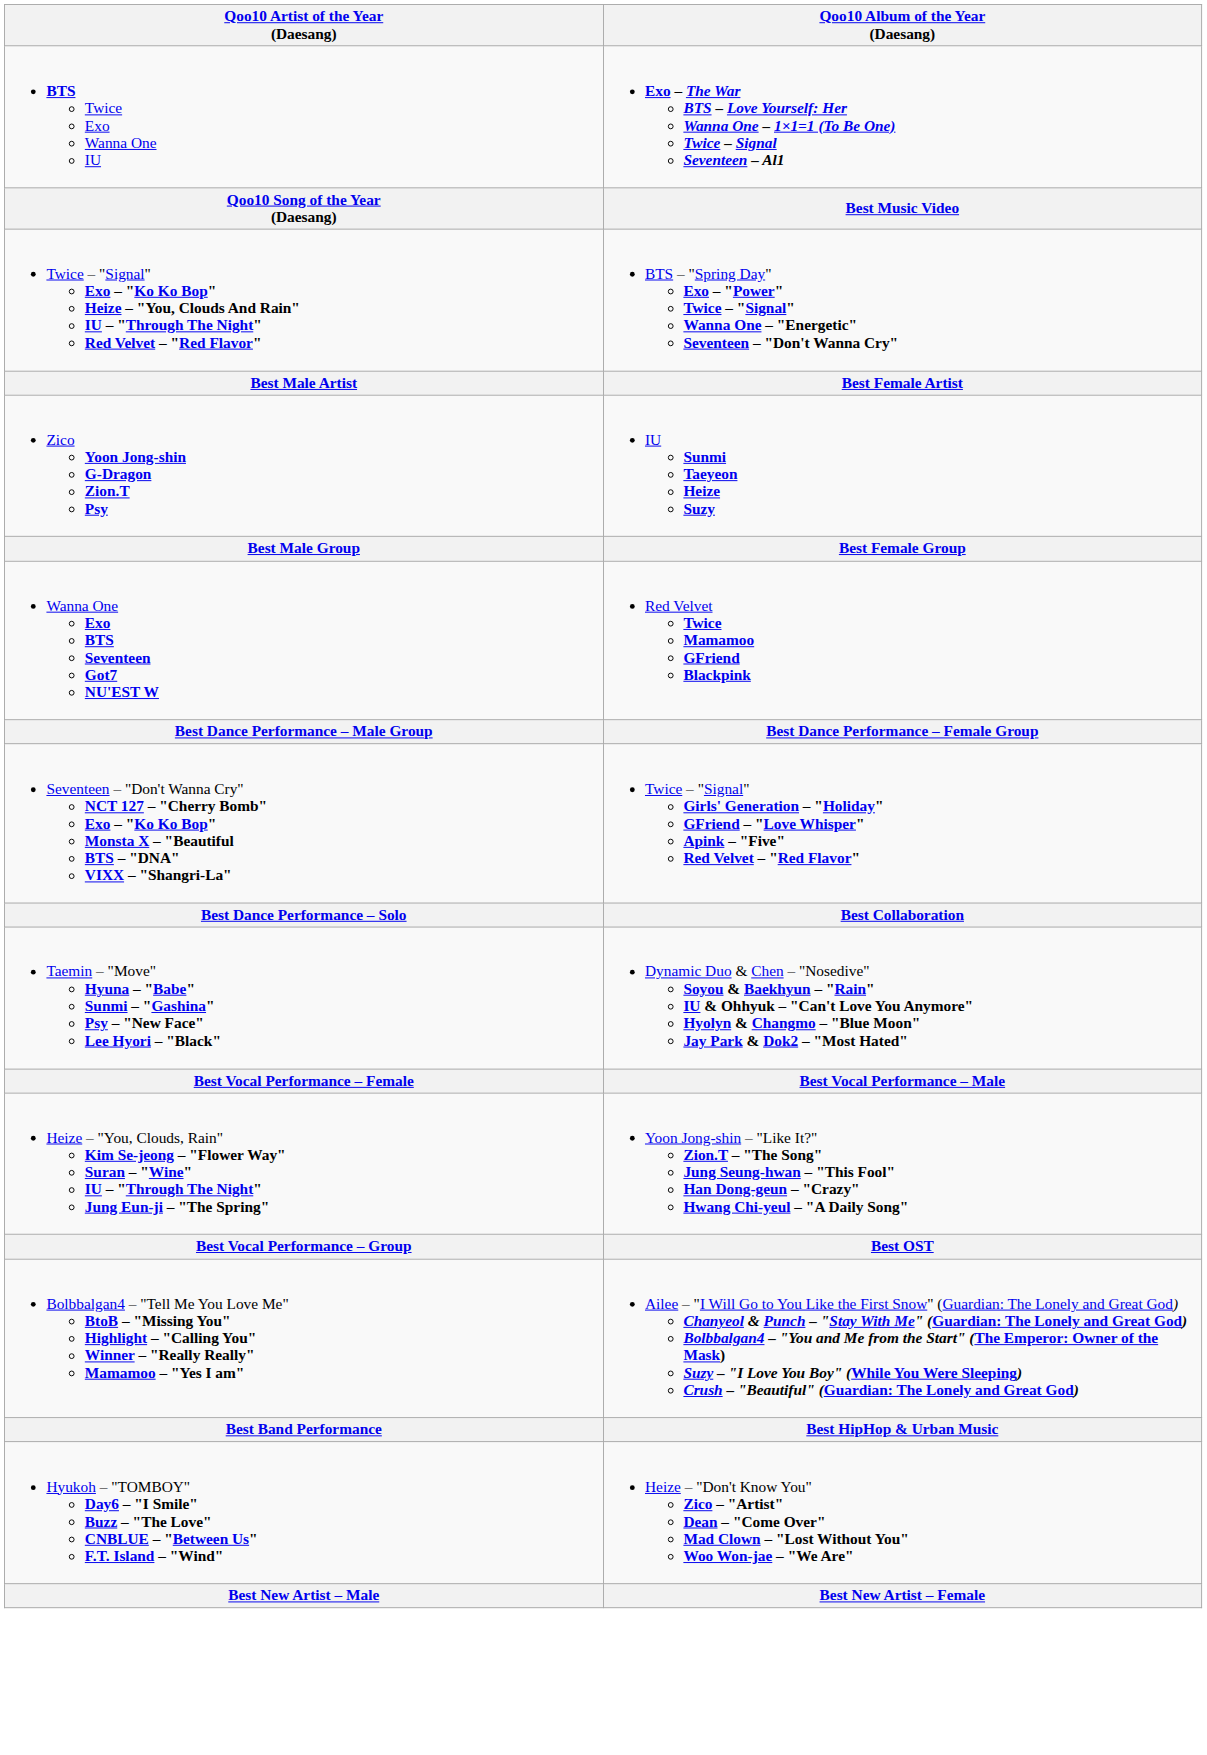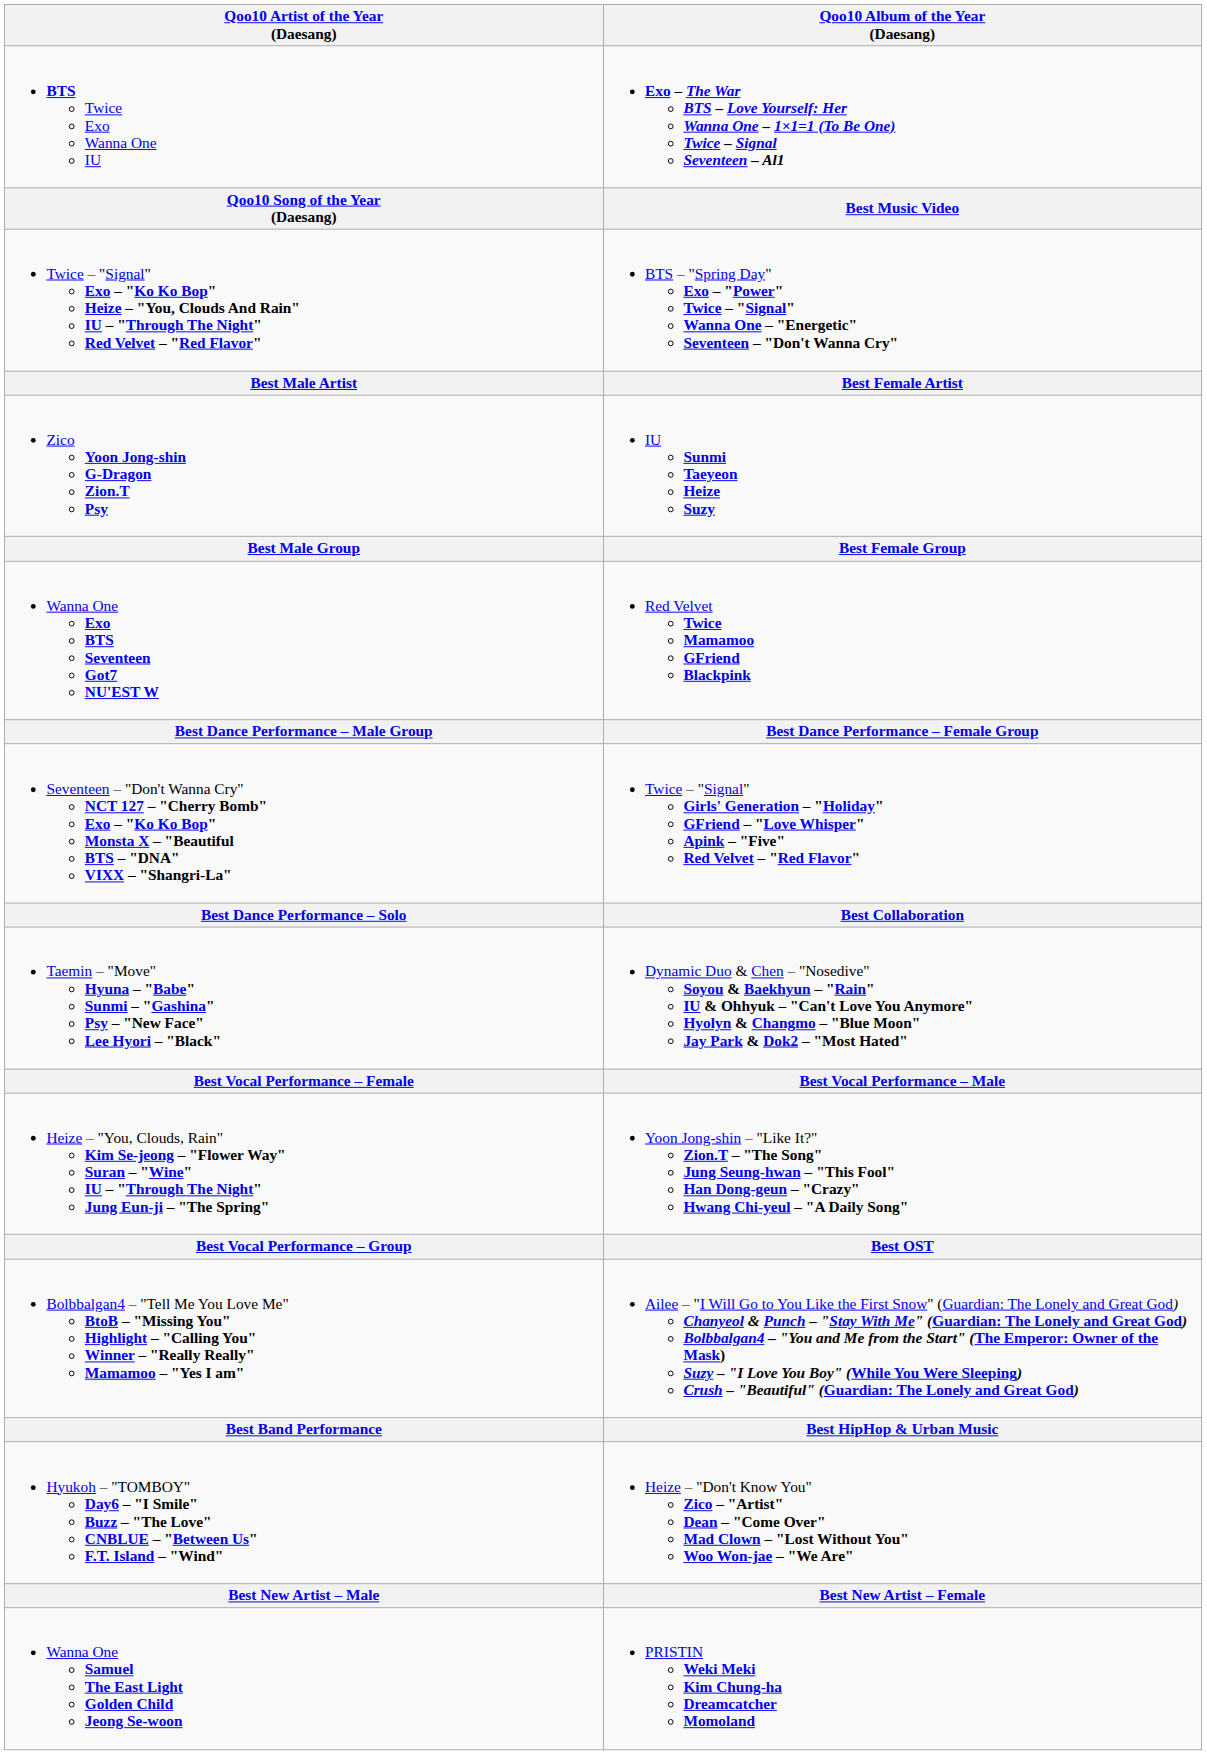+ row: (304, 1687)
